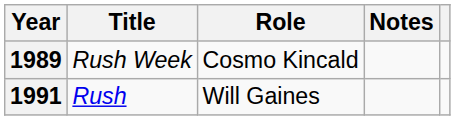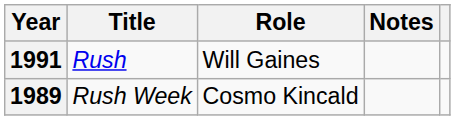rows swapped: (36, 59) <-> (36, 96)
